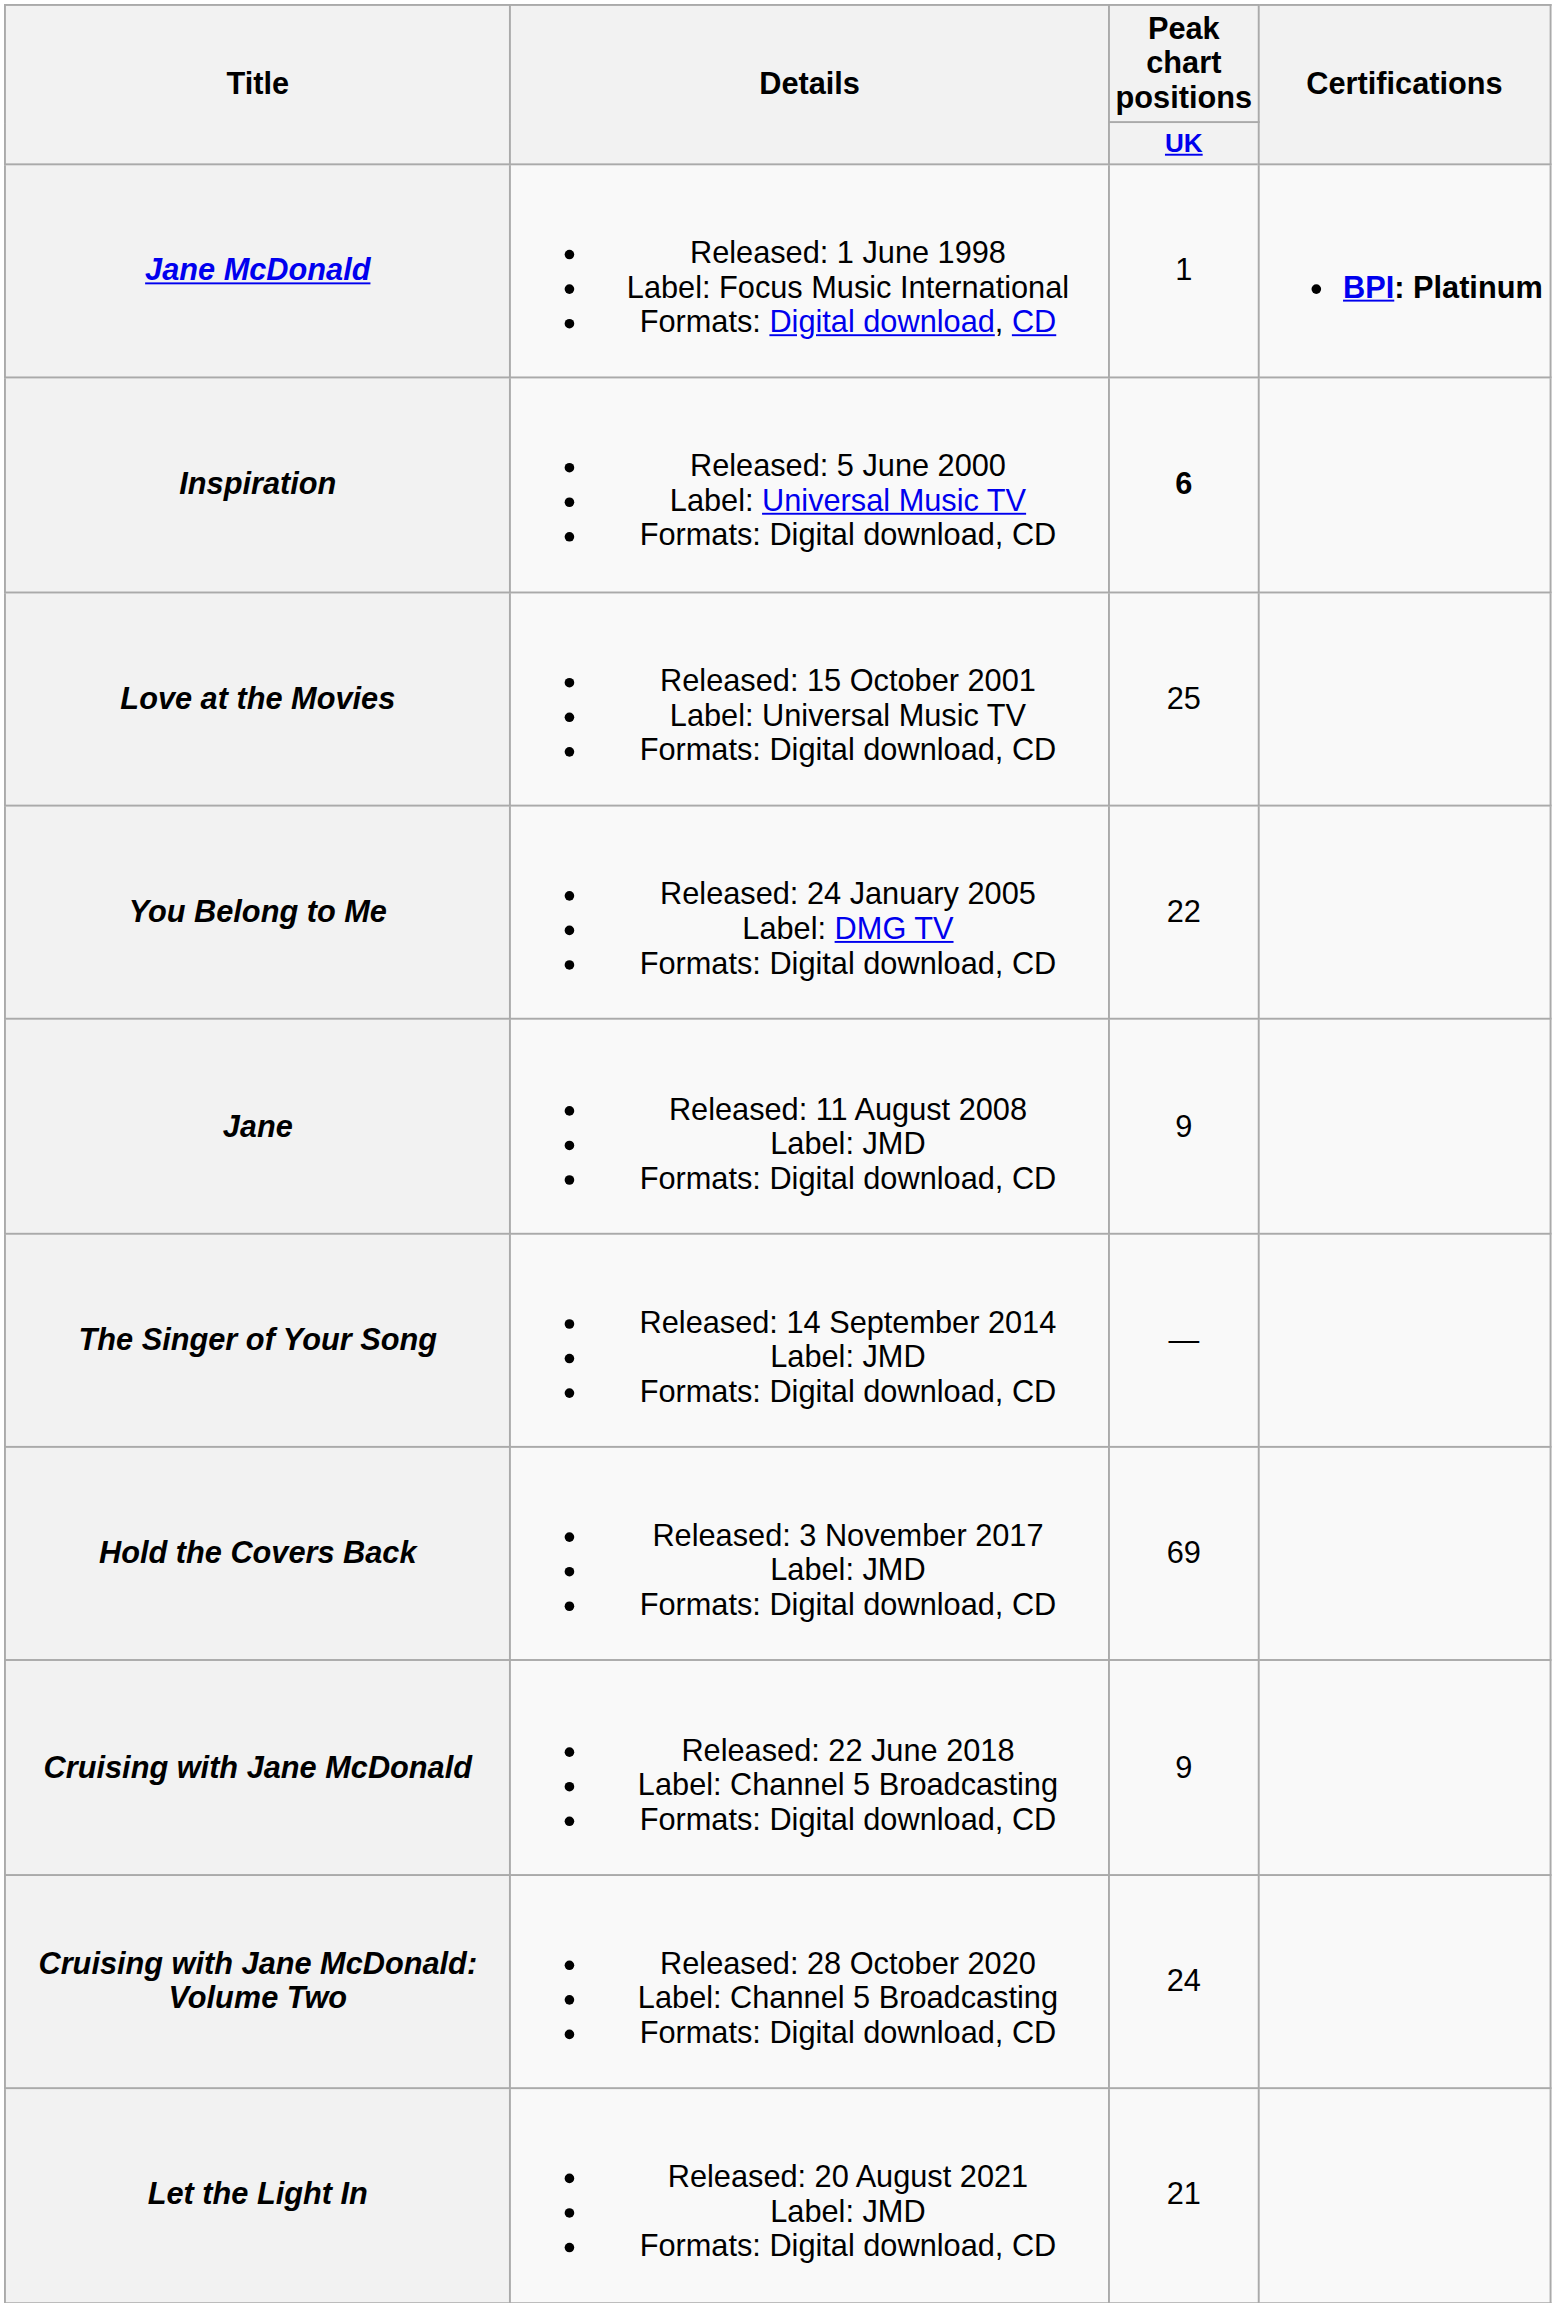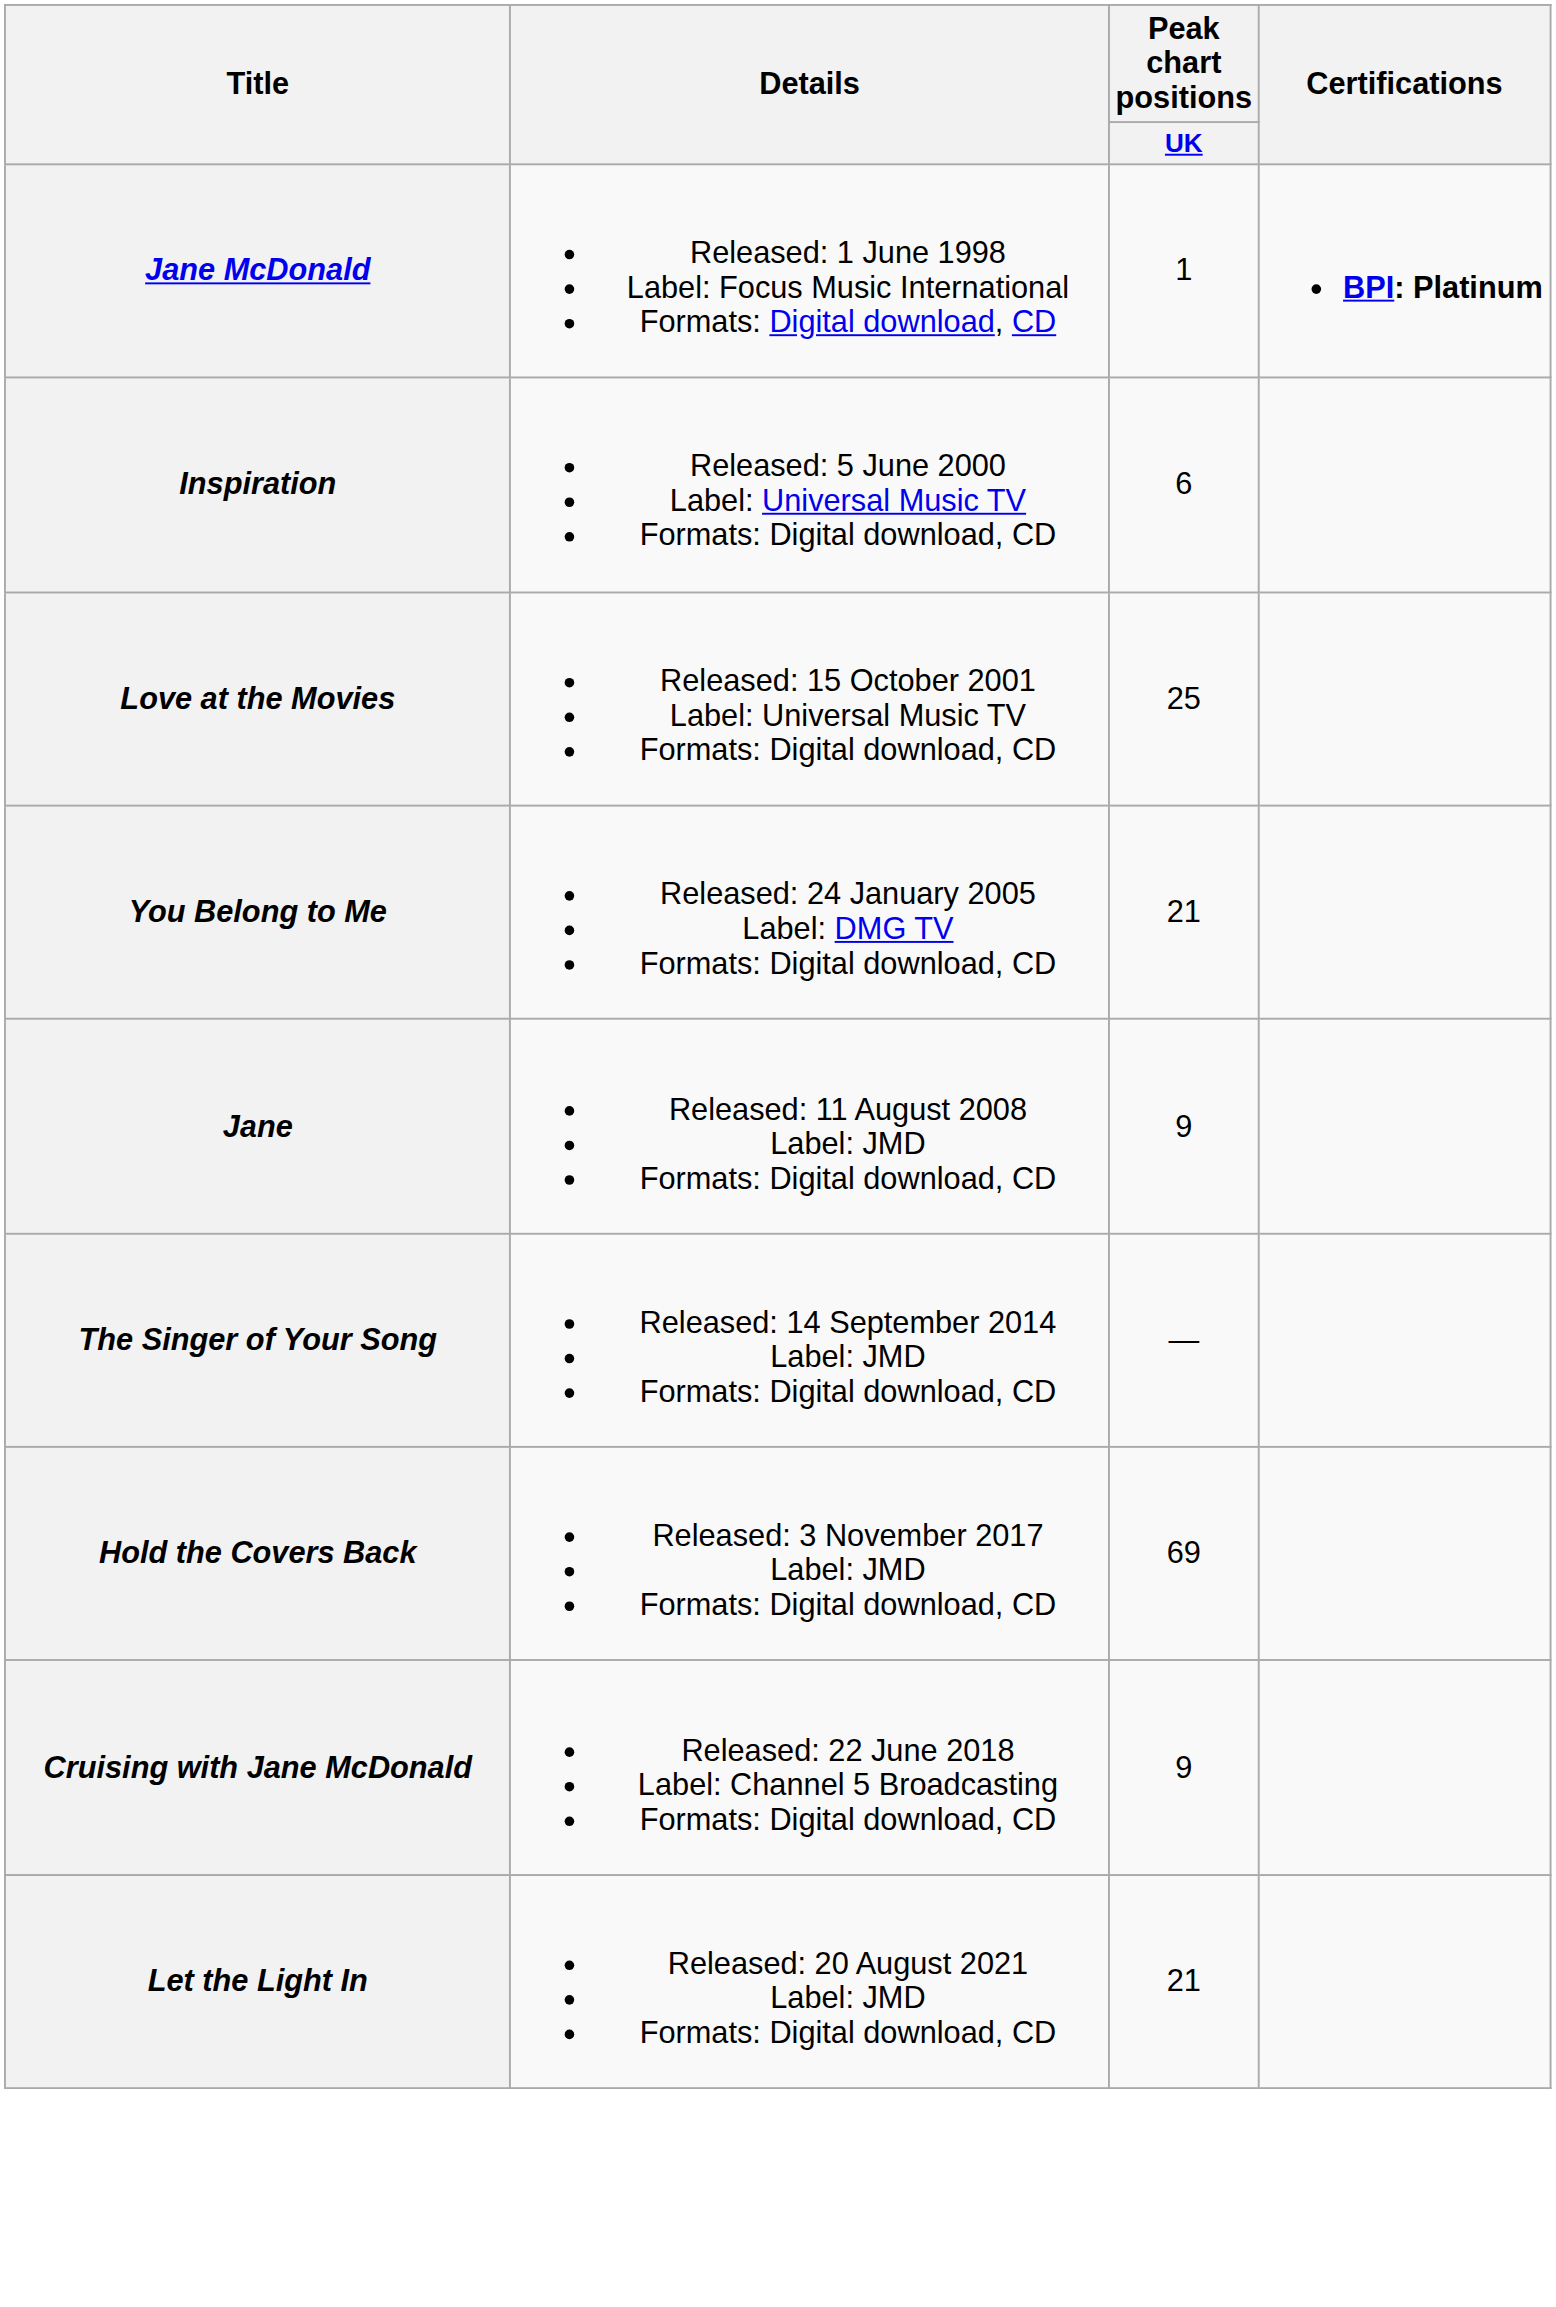(1184, 484) bold -> (1184, 484) normal
(1184, 911) 22 -> (1184, 911) 21
- row: (258, 1981)
